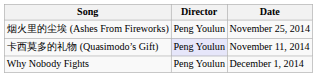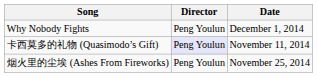rows swapped: (48, 64) <-> (88, 29)
